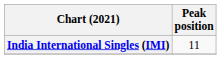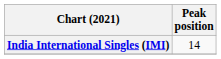(194, 44) 11 -> (194, 44) 14
